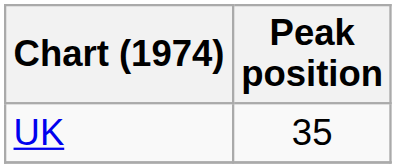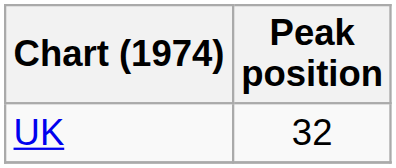(312, 132) 35 -> (312, 132) 32
